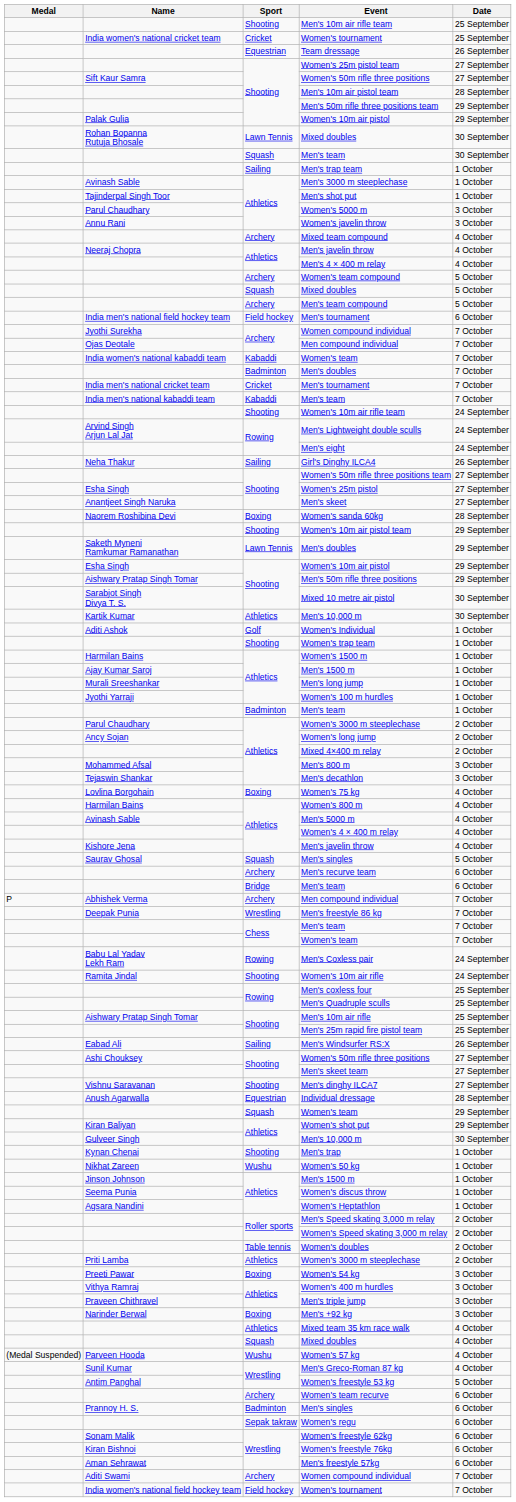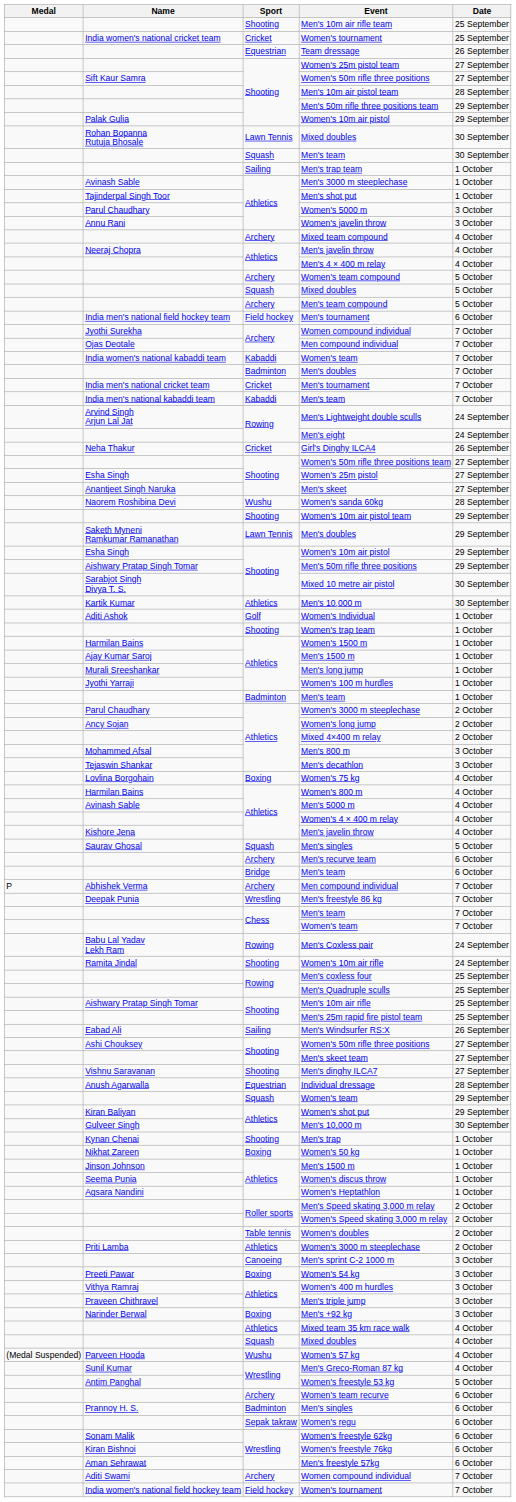- row: (163, 412)
(258, 462) Sailing -> (258, 448) Cricket
(258, 516) Boxing -> (258, 502) Wushu
(258, 1165) Wushu -> (258, 1152) Boxing
+ row: (163, 1260)
